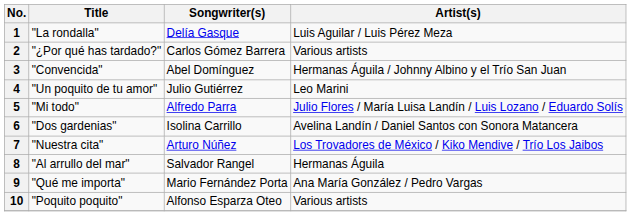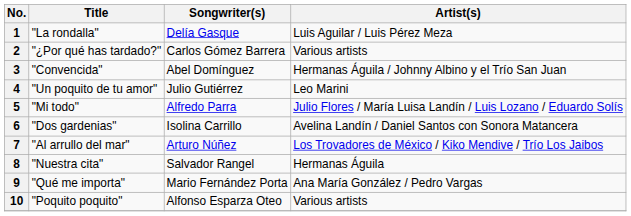(67, 145) "Nuestra cita" -> (81, 145) "Al arrullo del mar"
(81, 164) "Al arrullo del mar" -> (67, 164) "Nuestra cita"
